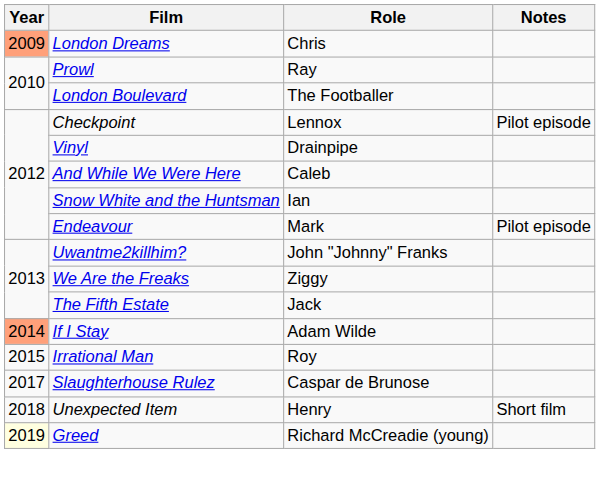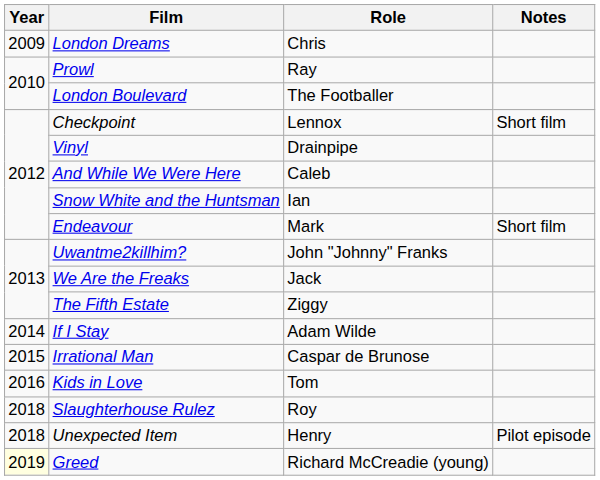(27, 43) lightsalmon background -> (27, 43) no background
(544, 122) Pilot episode -> (531, 122) Short film
(544, 226) Pilot episode -> (531, 226) Short film
(307, 278) Ziggy -> (304, 278) Jack
(304, 305) Jack -> (307, 305) Ziggy
(27, 331) lightsalmon background -> (27, 331) no background
(302, 357) Roy -> (358, 357) Caspar de Brunose
+ row: (97, 383)
(27, 383) 2017 -> (27, 409) 2018
(358, 383) Caspar de Brunose -> (302, 409) Roy
(531, 409) Short film -> (544, 435) Pilot episode
